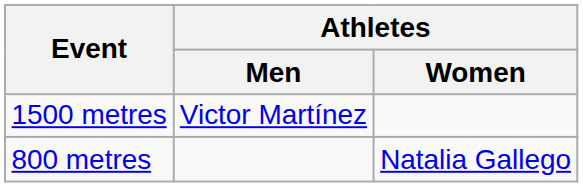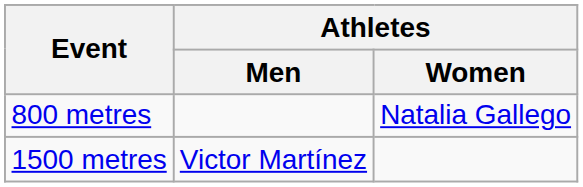rows swapped: (81, 160) <-> (89, 116)
